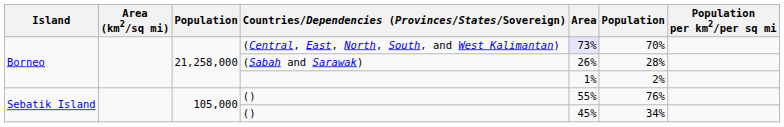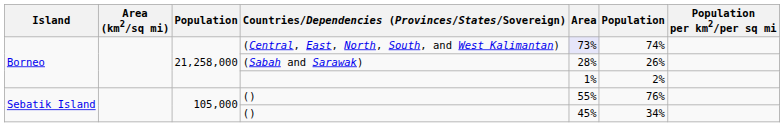(655, 45) 70% -> (655, 45) 74%
(587, 62) 26% -> (587, 62) 28%
(655, 62) 28% -> (655, 62) 26%
